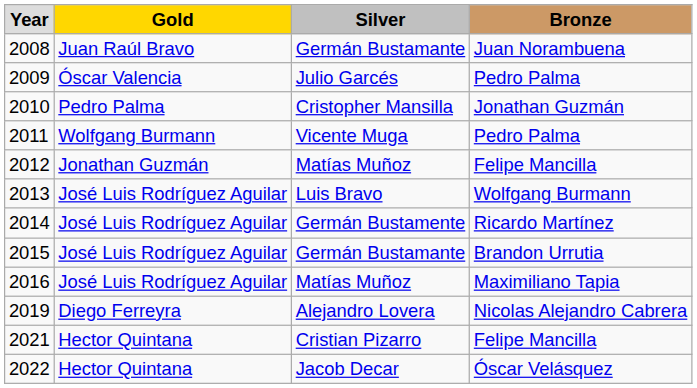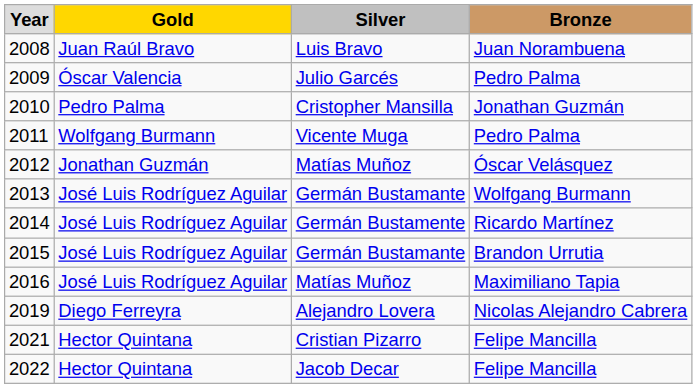(380, 48) Germán Bustamante -> (339, 48) Luis Bravo
(535, 165) Felipe Mancilla -> (543, 165) Óscar Velásquez
(339, 194) Luis Bravo -> (380, 194) Germán Bustamante
(543, 369) Óscar Velásquez -> (535, 369) Felipe Mancilla
